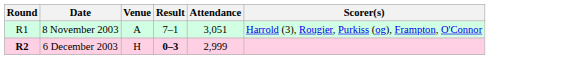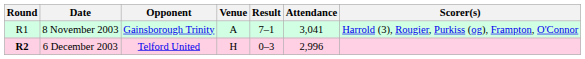+ column: (169, 12)
(215, 29) 3,051 -> (311, 29) 3,041
(170, 46) bold -> (266, 46) normal
(215, 46) 2,999 -> (311, 46) 2,996
